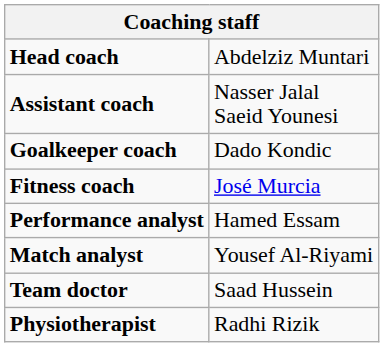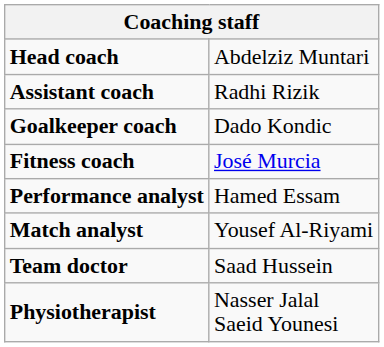(276, 103) Nasser Jalal Saeid Younesi -> (267, 91) Radhi Rizik
(267, 324) Radhi Rizik -> (276, 312) Nasser Jalal Saeid Younesi
